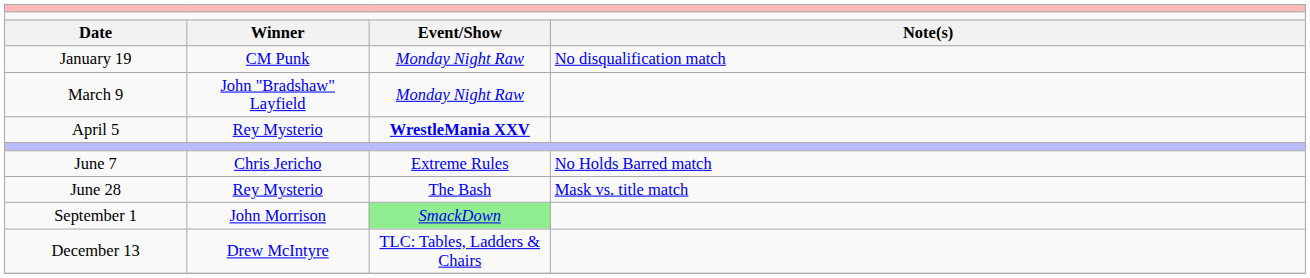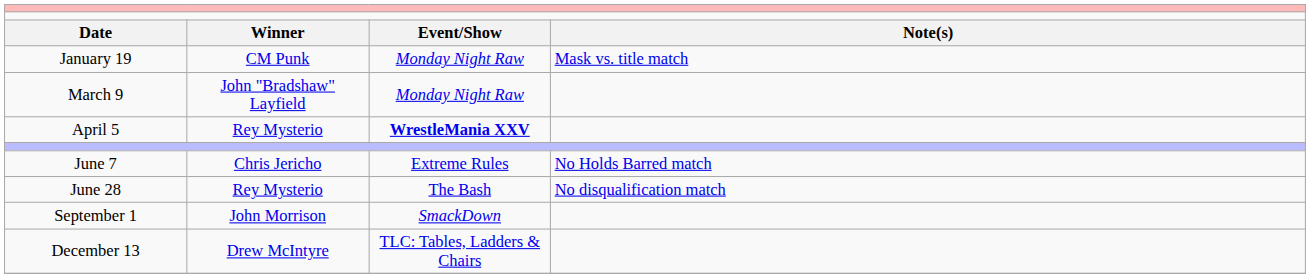(640, 58) No disqualification match -> (621, 58) Mask vs. title match
(621, 189) Mask vs. title match -> (640, 189) No disqualification match
(460, 215) lightgreen background -> (460, 215) no background
